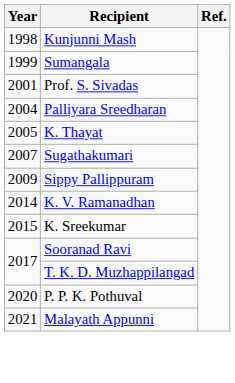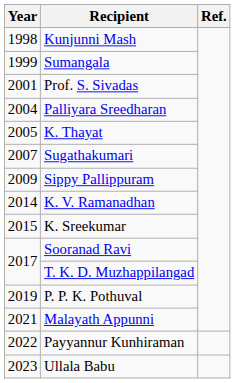(23, 296) 2020 -> (23, 296) 2019
+ row: (114, 343)
+ row: (79, 366)
